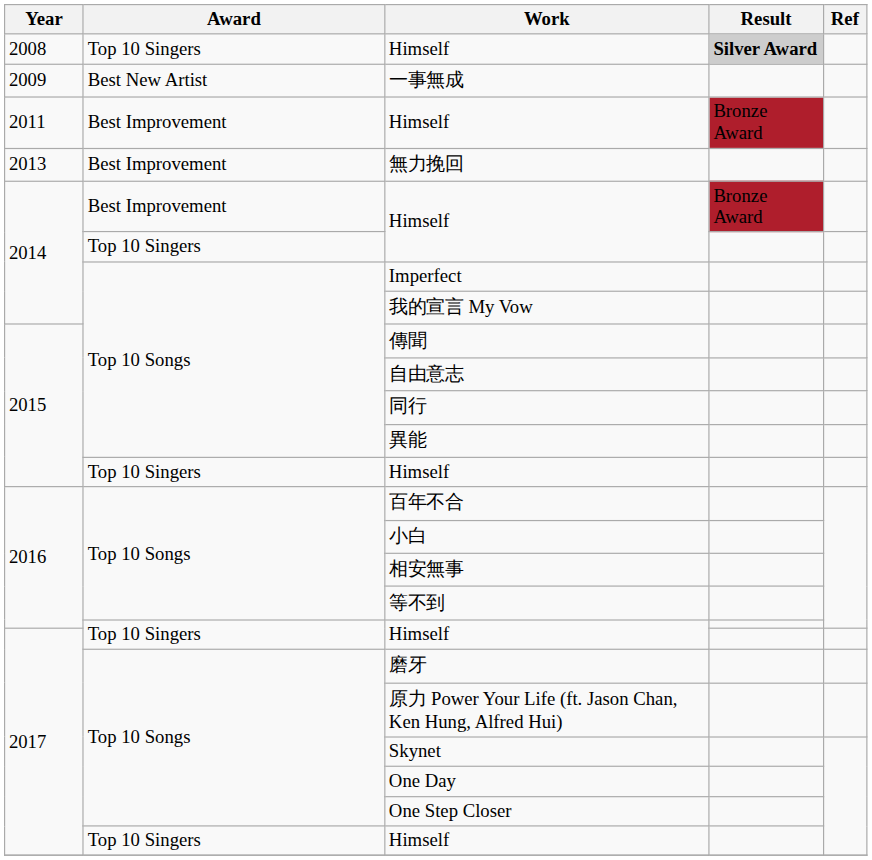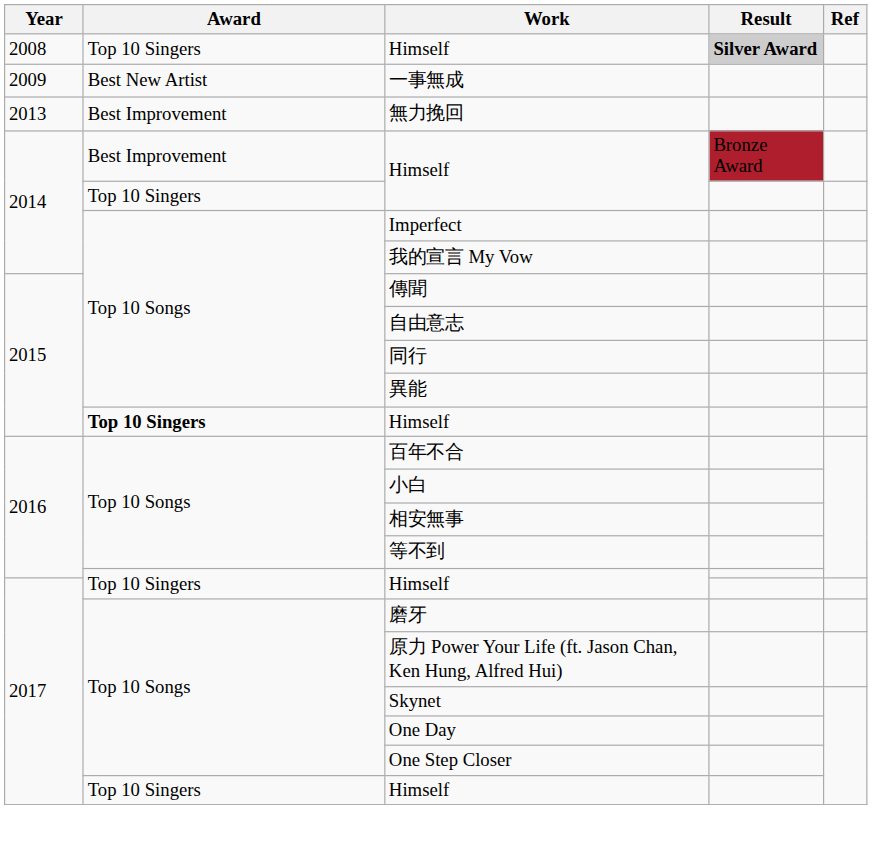- row: (27, 122)
(144, 471) normal -> (147, 421) bold
